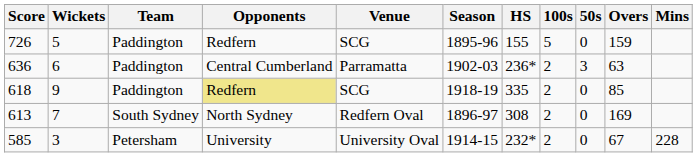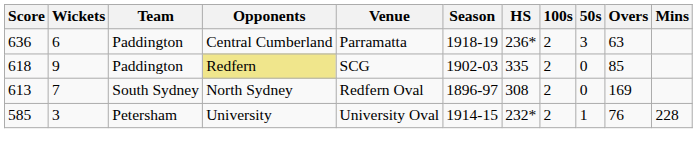- row: (20, 41)
(472, 66) 1902-03 -> (472, 41) 1918-19
(472, 90) 1918-19 -> (472, 66) 1902-03
(584, 139) 0 -> (584, 115) 1
(616, 139) 67 -> (616, 115) 76
